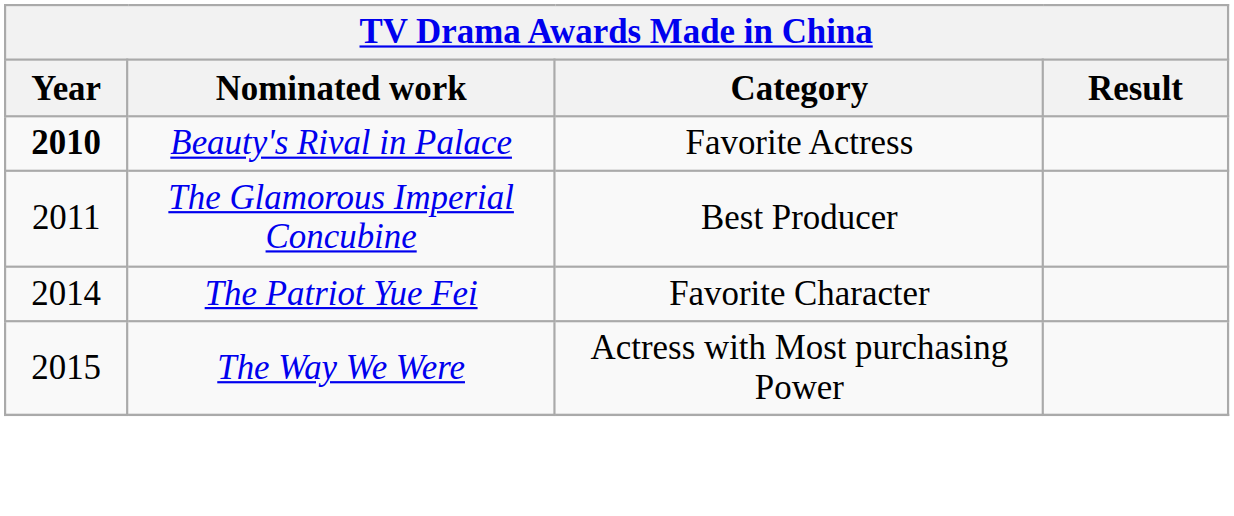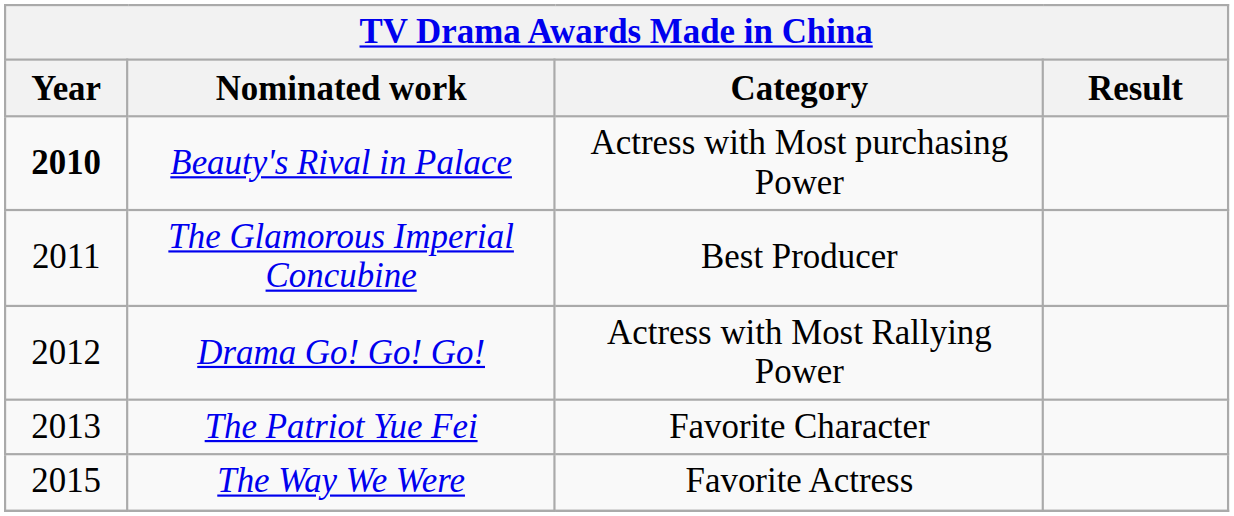(799, 142) Favorite Actress -> (799, 162) Actress with Most purchasing Power
+ row: (341, 351)
(66, 292) 2014 -> (66, 426) 2013
(799, 367) Actress with Most purchasing Power -> (799, 481) Favorite Actress
